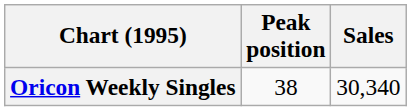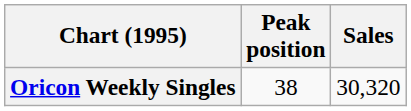(368, 86) 30,340 -> (368, 86) 30,320
